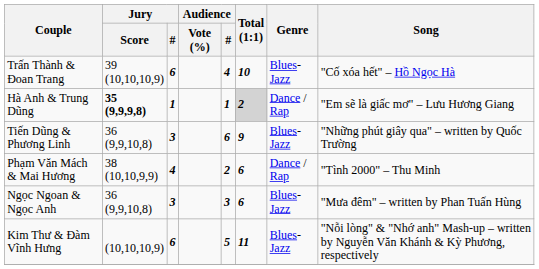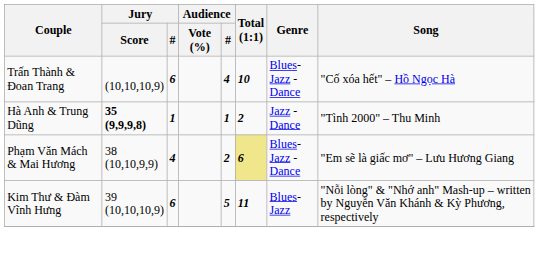(135, 72) 39 (10,10,10,9) -> (134, 85) (10,10,10,9)
(285, 72) Blues-Jazz -> (285, 79) Blues-Jazz - Dance
(241, 104) lightgrey background -> (241, 118) no background
(288, 104) Dance / Rap -> (285, 118) Jazz - Dance
(417, 104) "Em sẽ là giấc mơ" – Lưu Hương Giang -> (380, 118) "Tình 2000" – Thu Minh
- row: (39, 137)
(241, 169) no background -> (241, 157) khaki background
(288, 169) Dance / Rap -> (285, 157) Blues-Jazz - Dance
(380, 169) "Tình 2000" – Thu Minh -> (417, 157) "Em sẽ là giấc mơ" – Lưu Hương Giang
- row: (44, 202)
(135, 248) (10,10,10,9) -> (134, 203) 39 (10,10,10,9)
